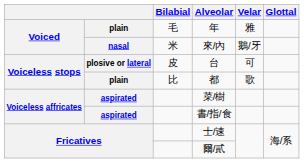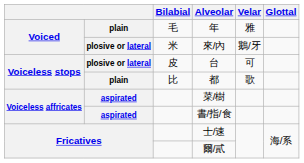(119, 46) nasal -> (119, 46) plosive or lateral
